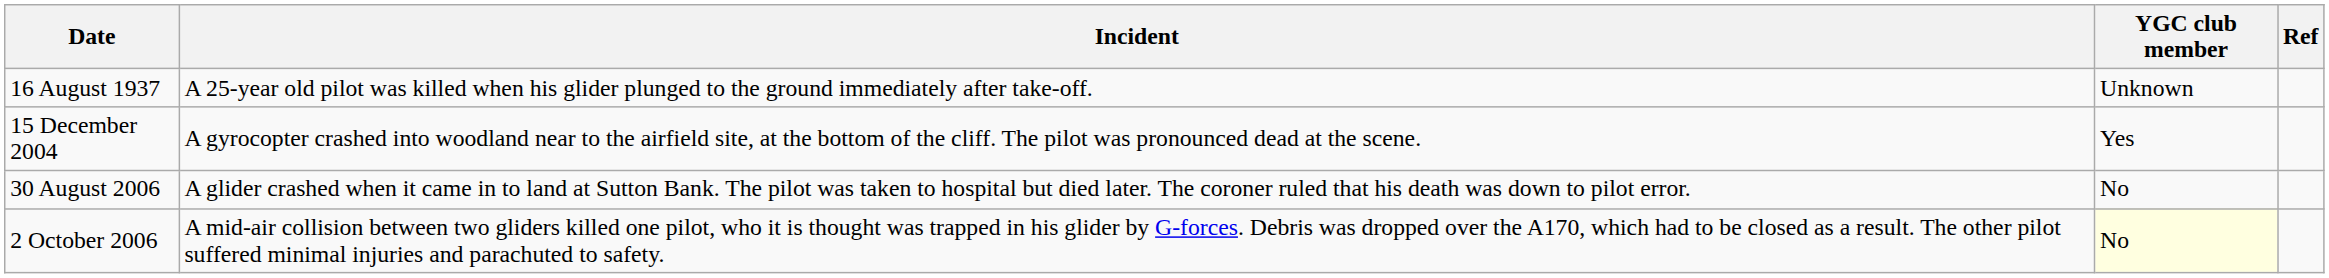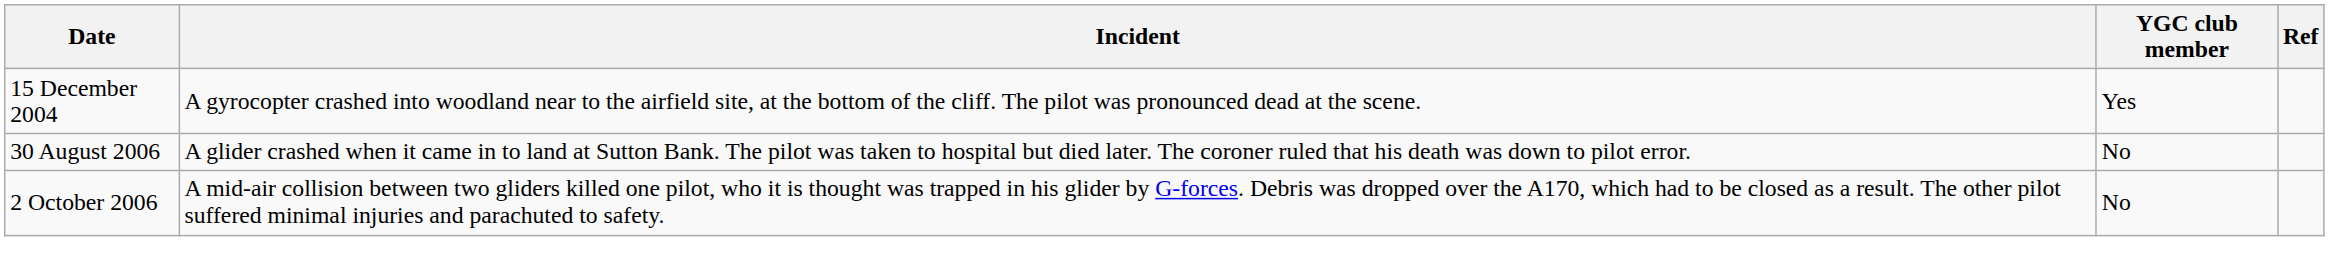- row: (85, 87)
(2115, 240) lightyellow background -> (2116, 202) no background
